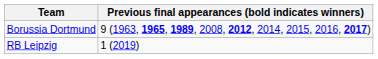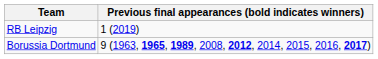rows swapped: (32, 45) <-> (51, 29)
